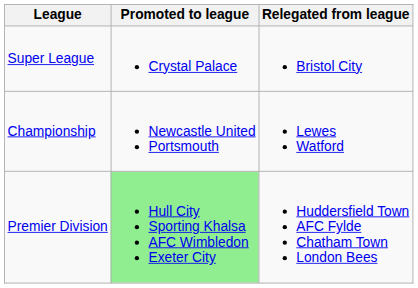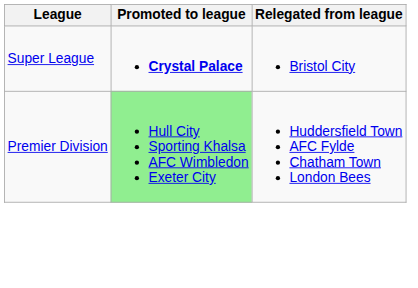(185, 66) normal -> (181, 66) bold
- row: (52, 131)
